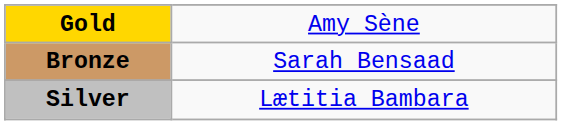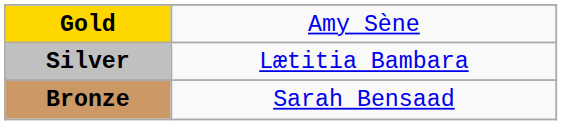rows swapped: (88, 100) <-> (88, 62)
